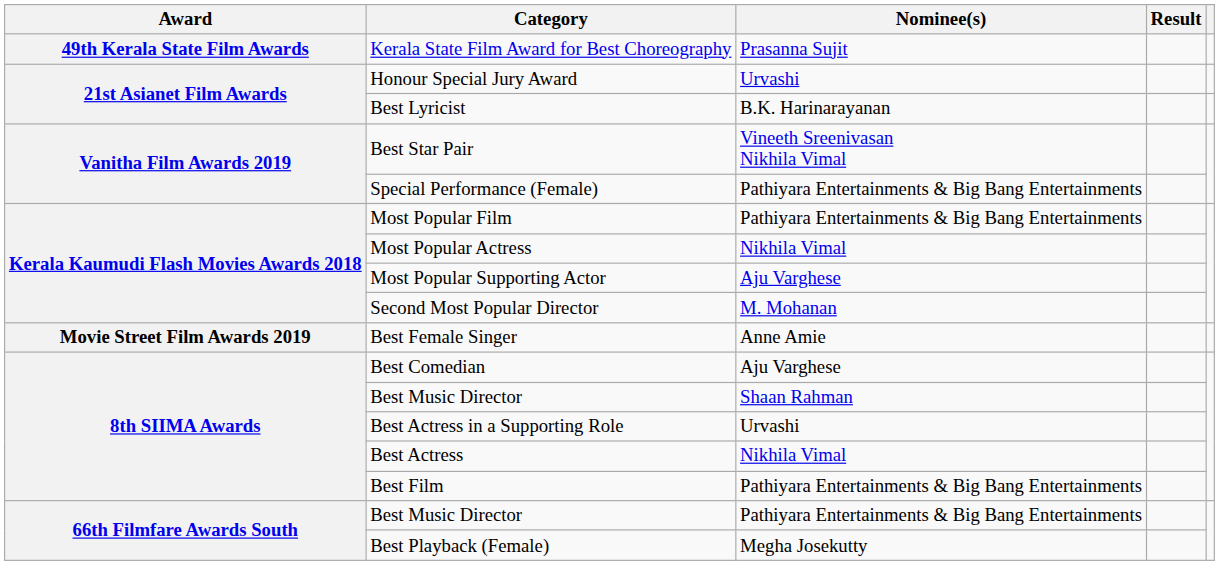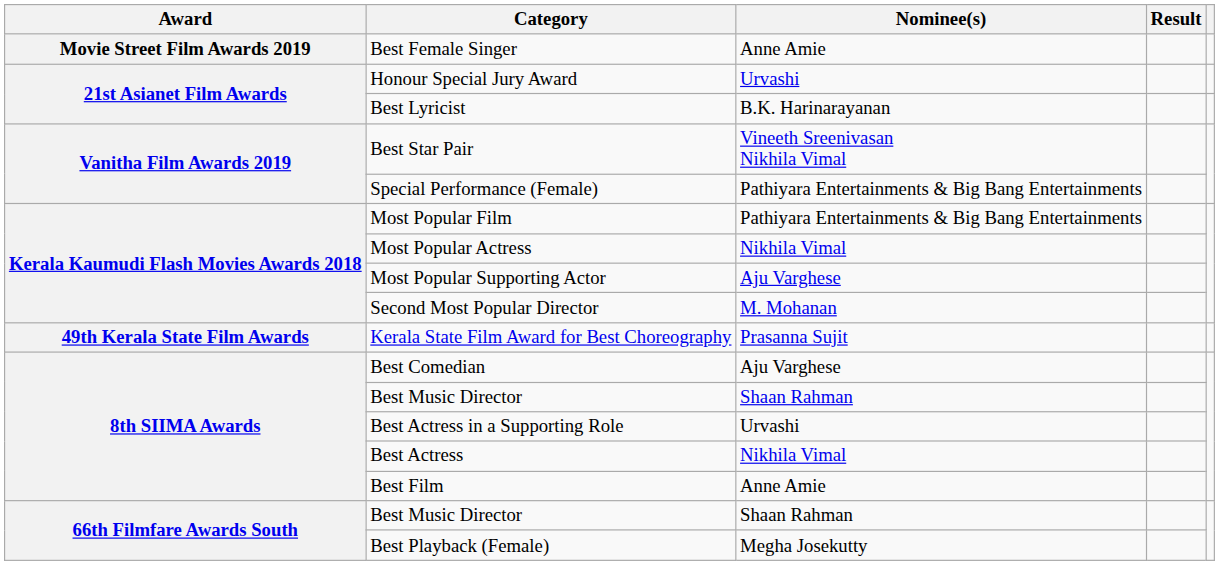rows swapped: (185, 49) <-> (185, 337)
(941, 485) Pathiyara Entertainments & Big Bang Entertainments -> (783, 485) Anne Amie
(941, 515) Pathiyara Entertainments & Big Bang Entertainments -> (796, 515) Shaan Rahman
